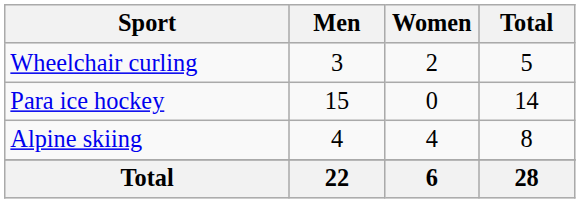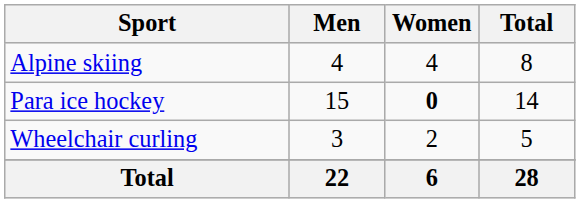rows swapped: (76, 139) <-> (104, 62)
(432, 100) normal -> (432, 100) bold
